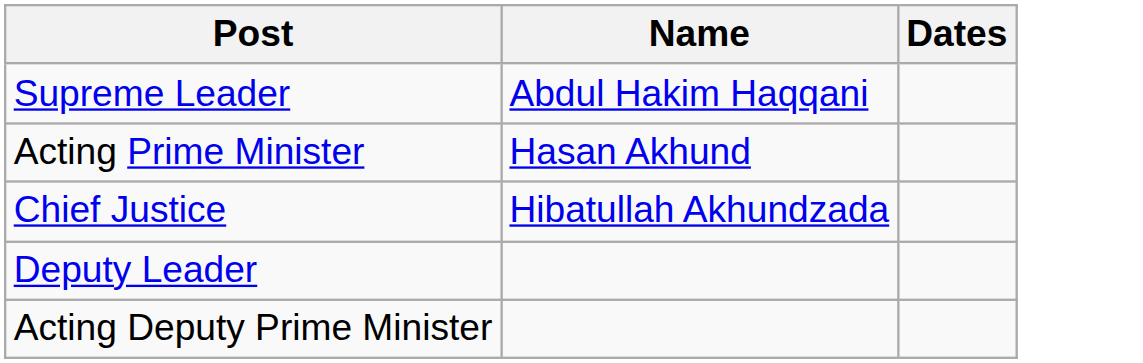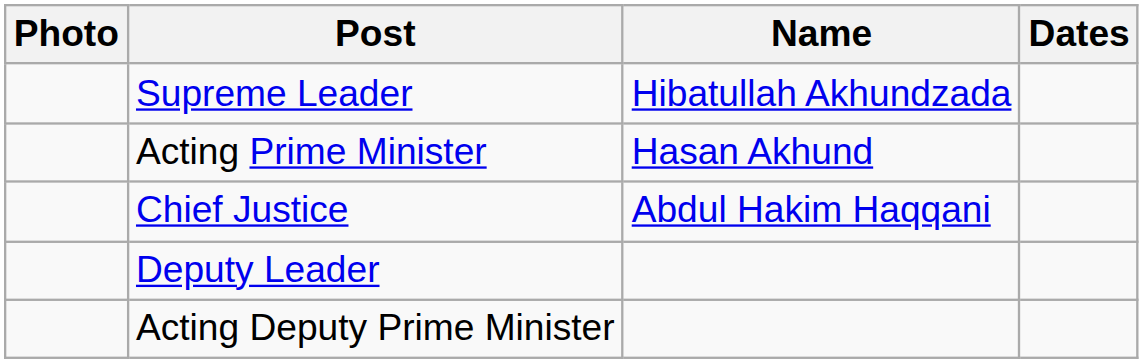+ column: (66, 33)
(689, 92) Abdul Hakim Haqqani -> (822, 92) Hibatullah Akhundzada
(699, 210) Hibatullah Akhundzada -> (811, 210) Abdul Hakim Haqqani
